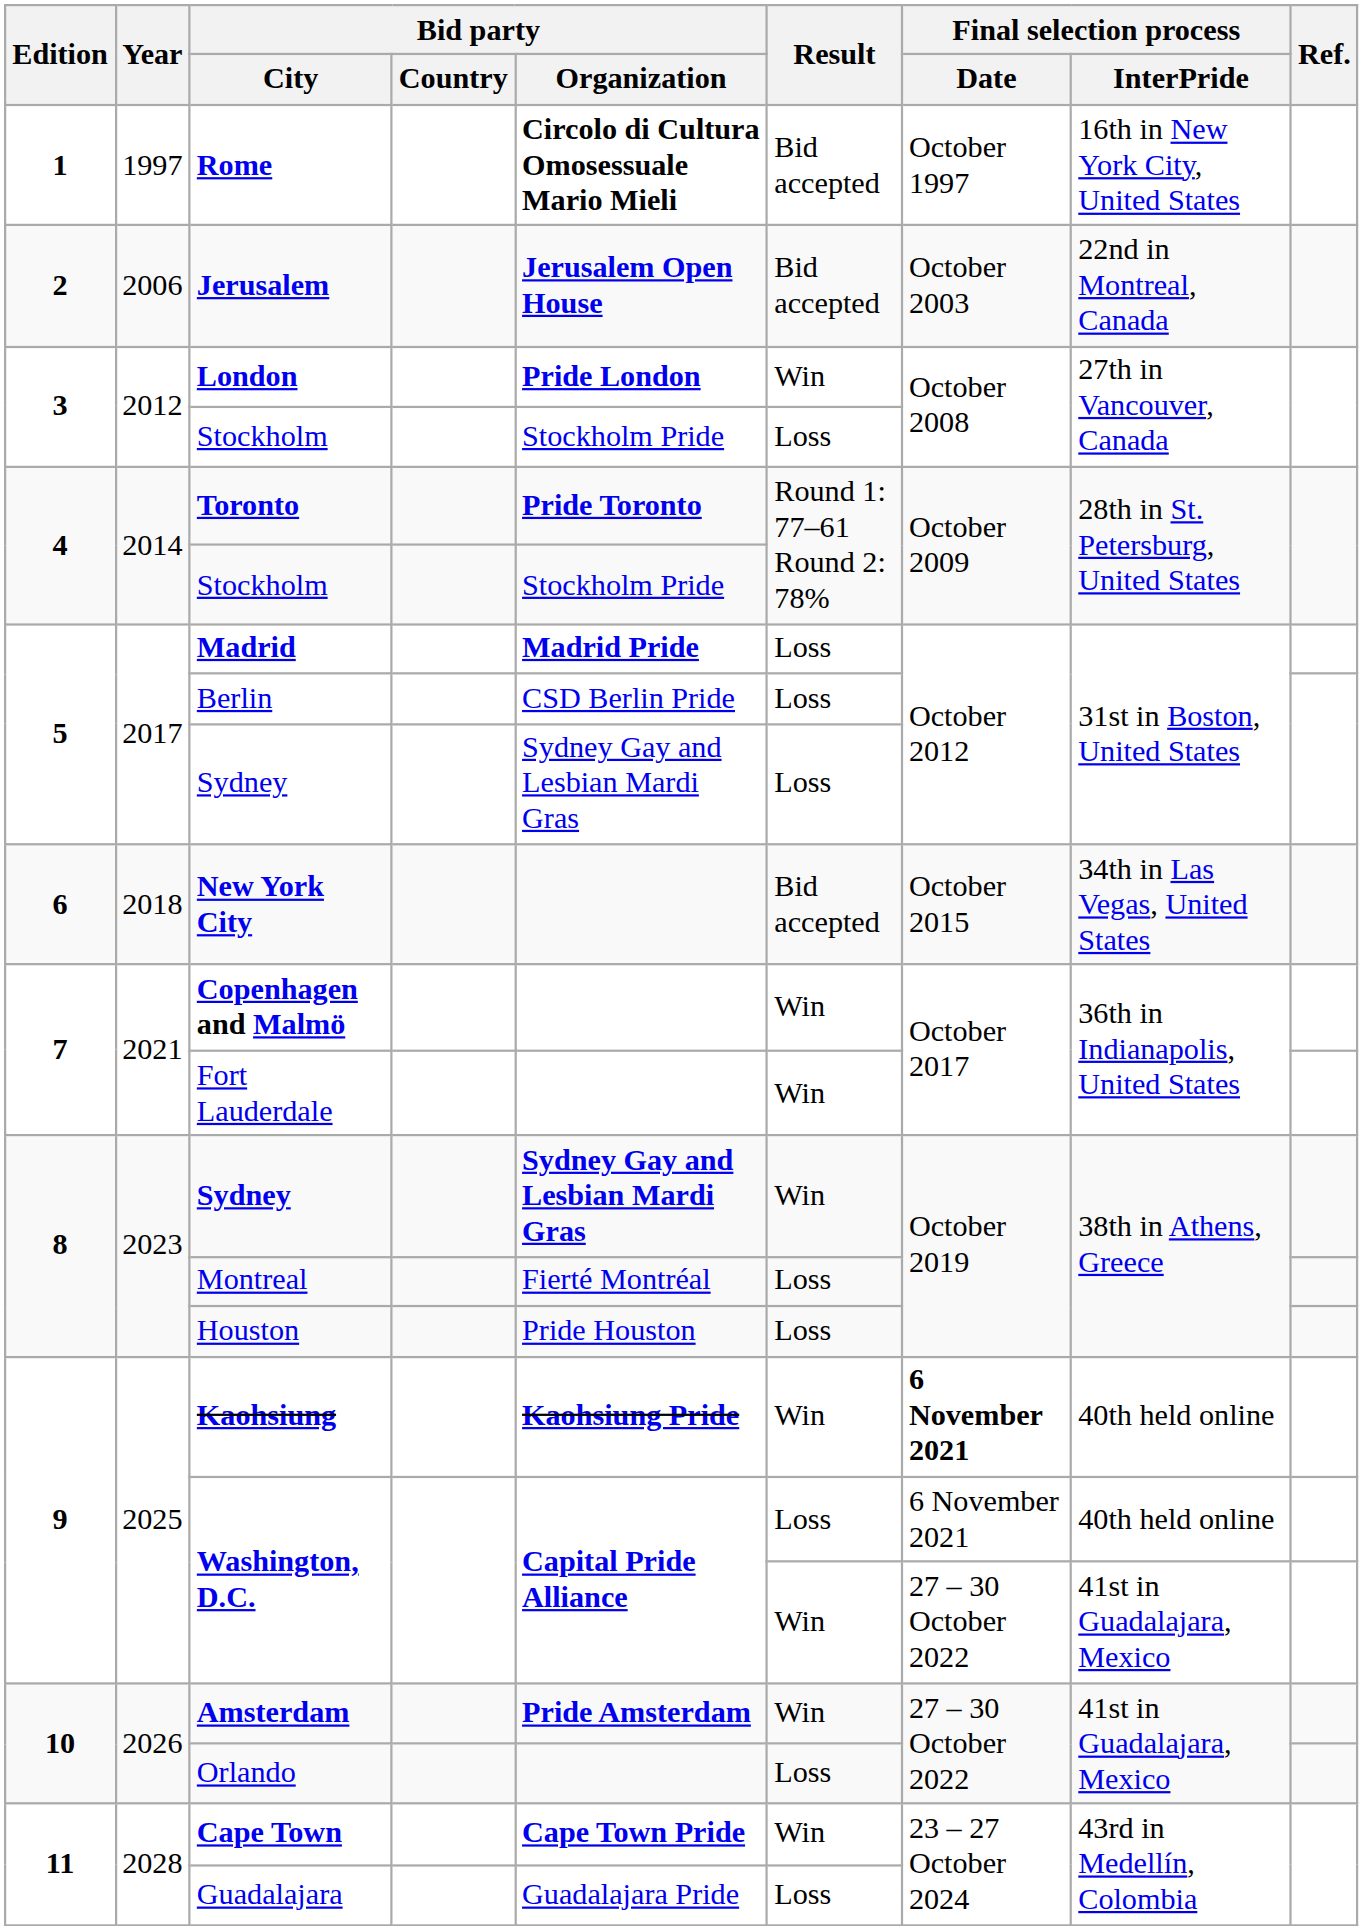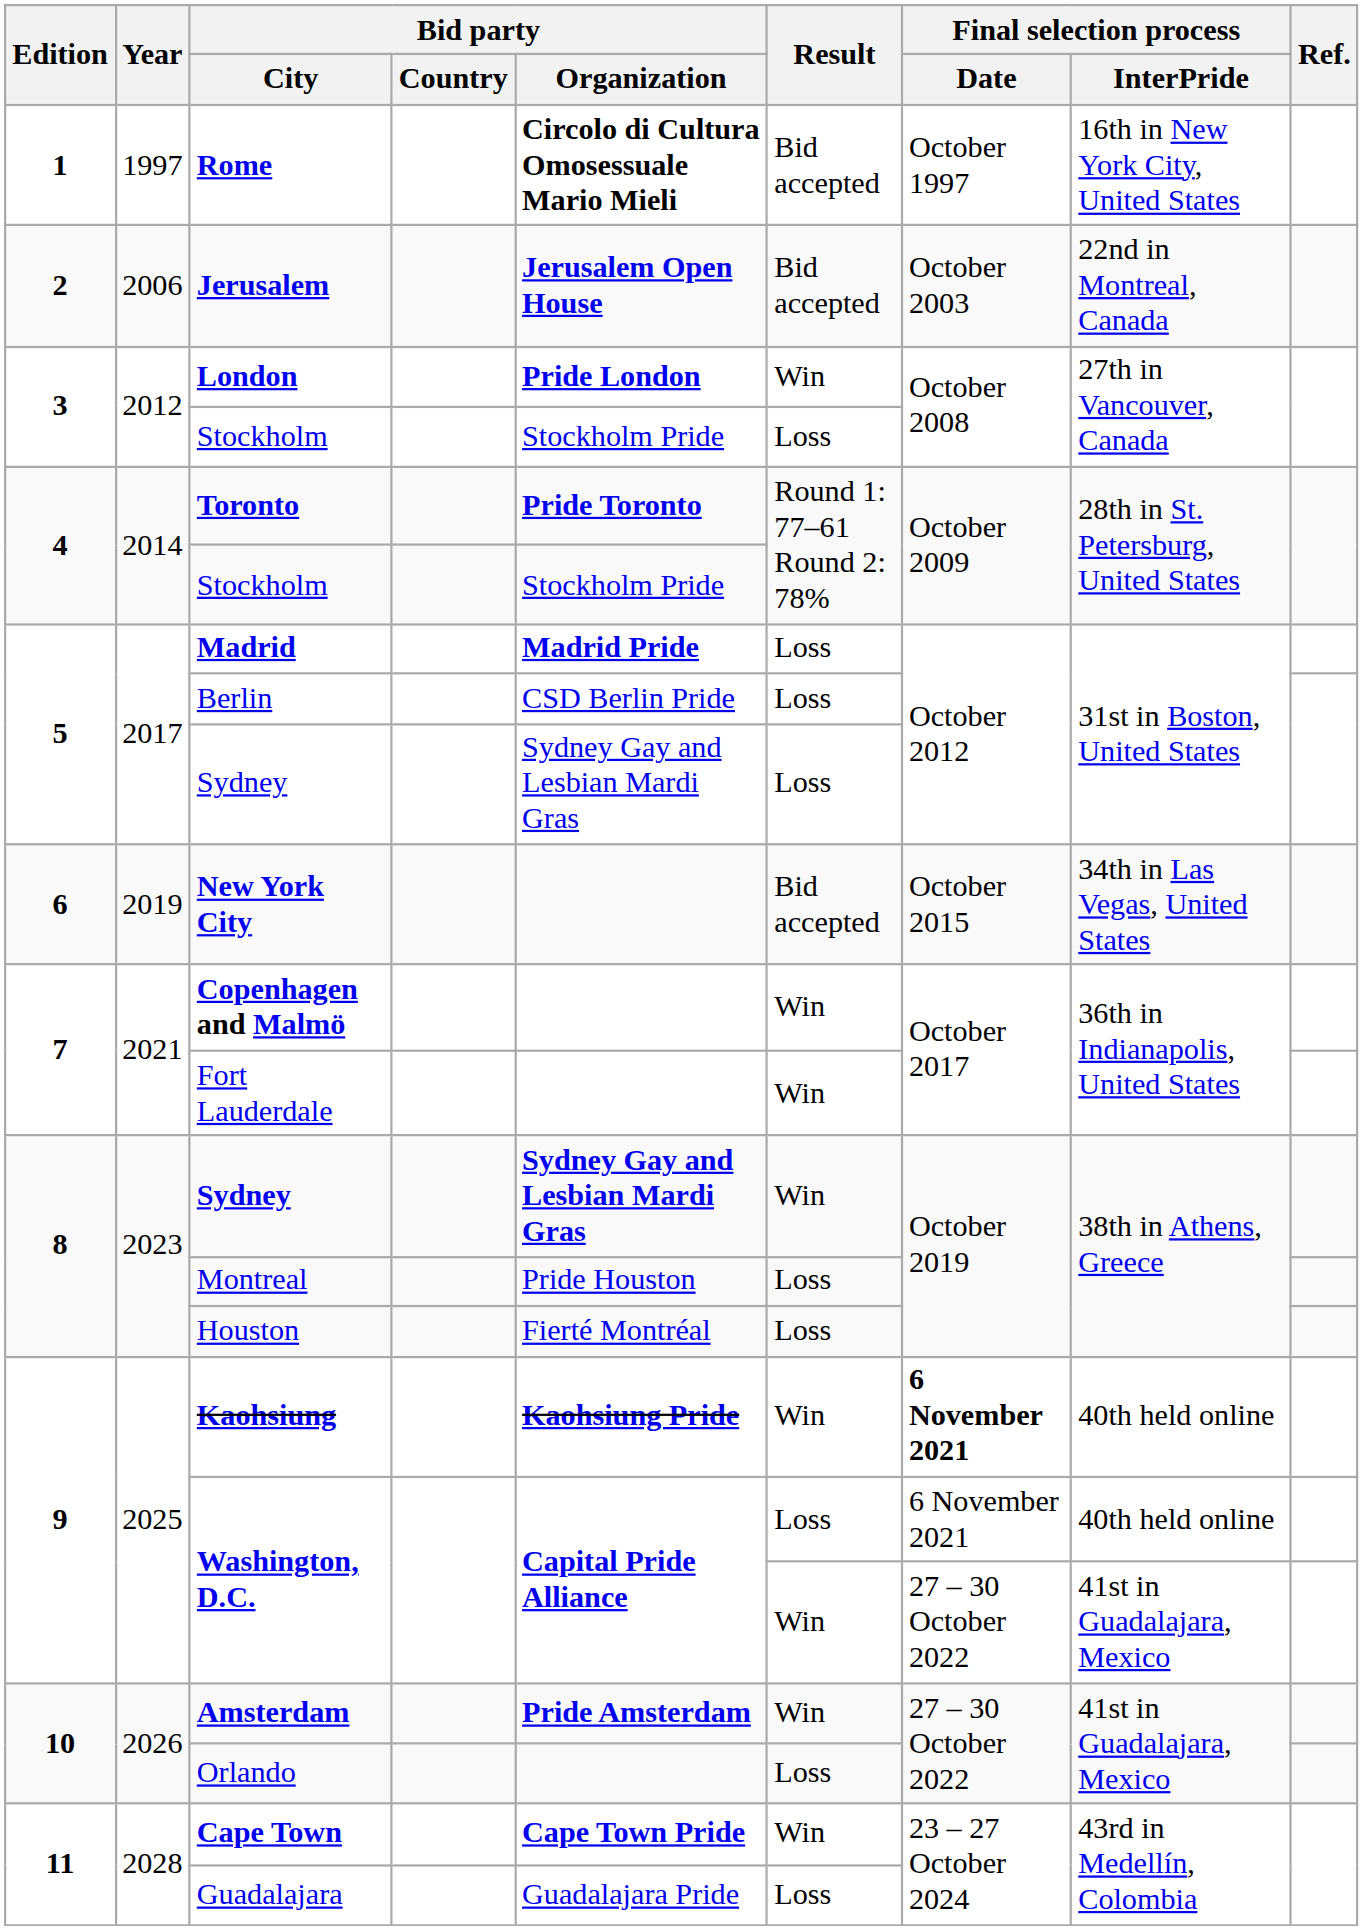(152, 903) 2018 -> (152, 903) 2019
(616, 1280) Fierté Montréal -> (609, 1280) Pride Houston
(609, 1330) Pride Houston -> (616, 1330) Fierté Montréal
